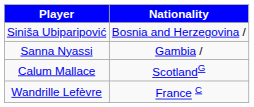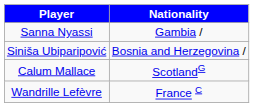rows swapped: (57, 50) <-> (57, 32)
